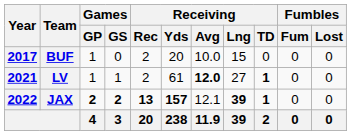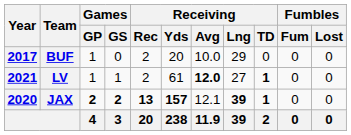(239, 57) 15 -> (239, 57) 29
(22, 99) 2022 -> (22, 99) 2020
